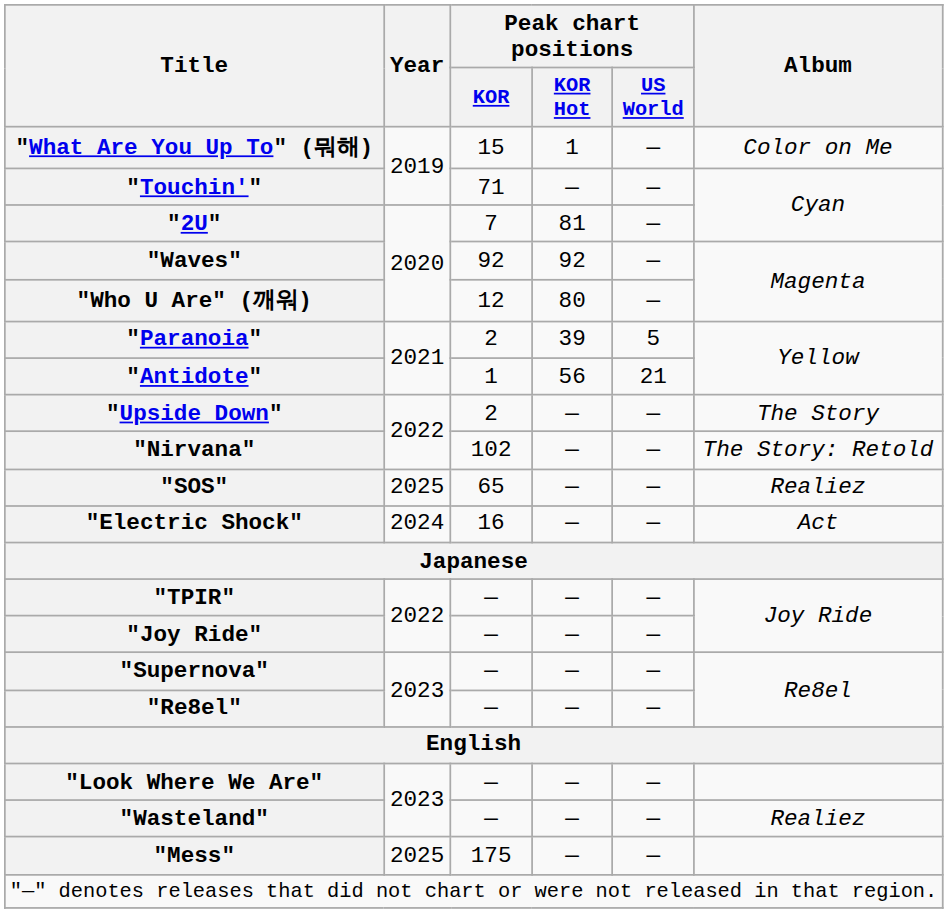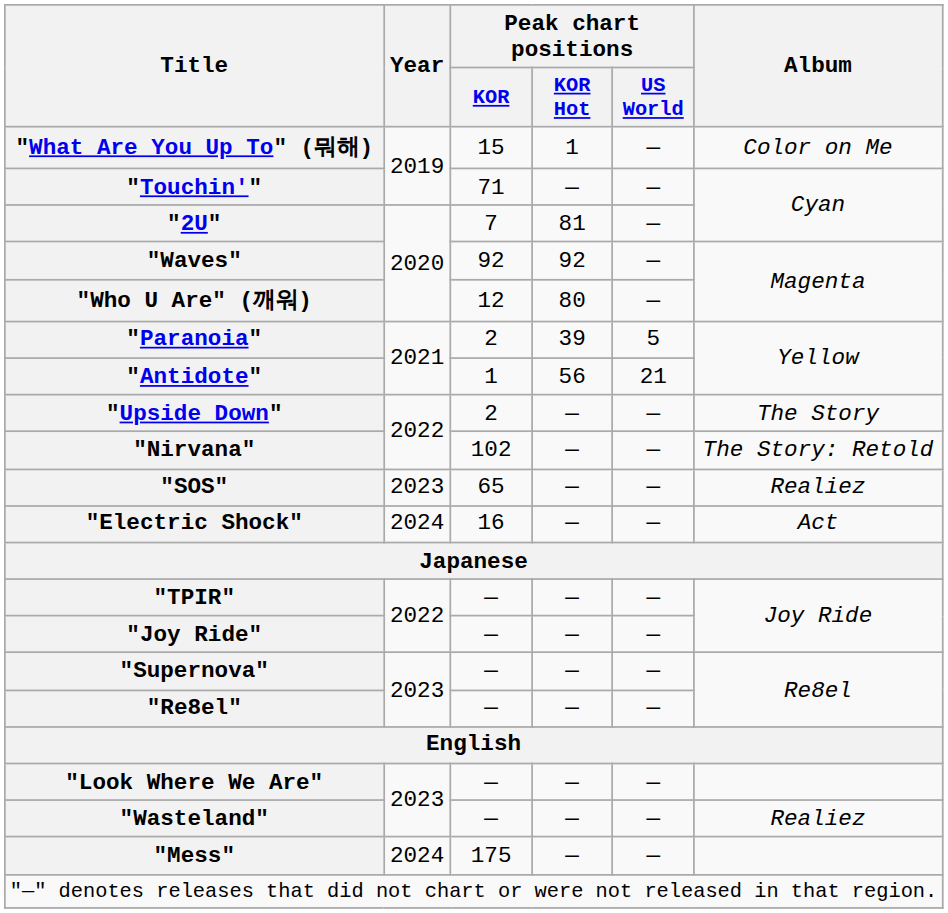(417, 487) 2025 -> (417, 487) 2023
(417, 856) 2025 -> (417, 856) 2024
